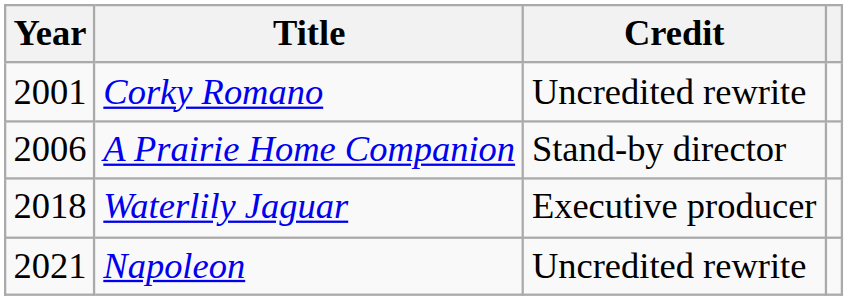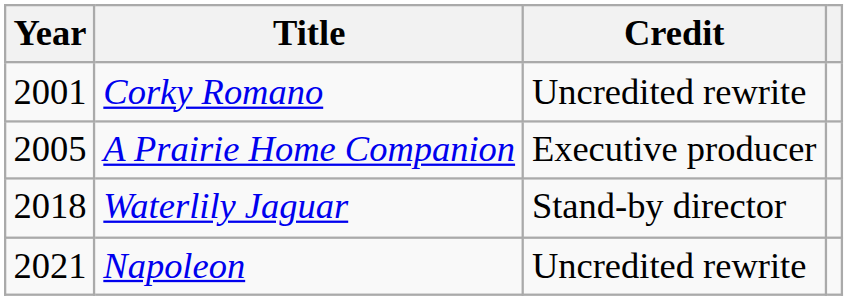(50, 149) 2006 -> (50, 149) 2005
(659, 149) Stand-by director -> (674, 149) Executive producer
(674, 206) Executive producer -> (659, 206) Stand-by director
